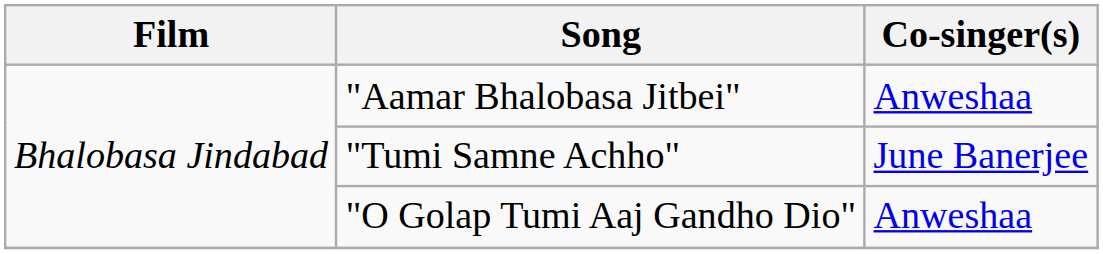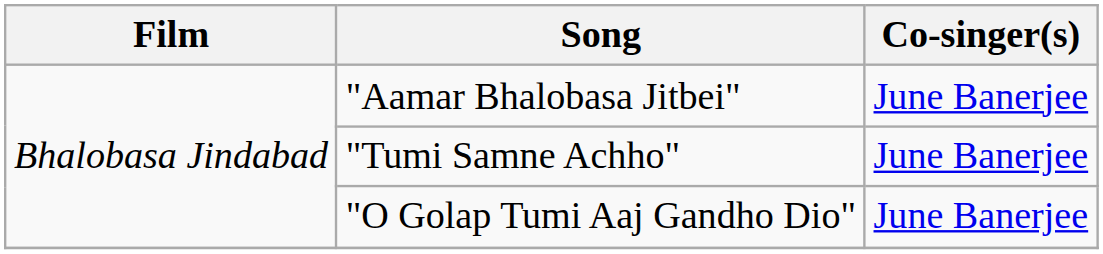(953, 95) Anweshaa -> (981, 95) June Banerjee
(953, 215) Anweshaa -> (981, 215) June Banerjee
